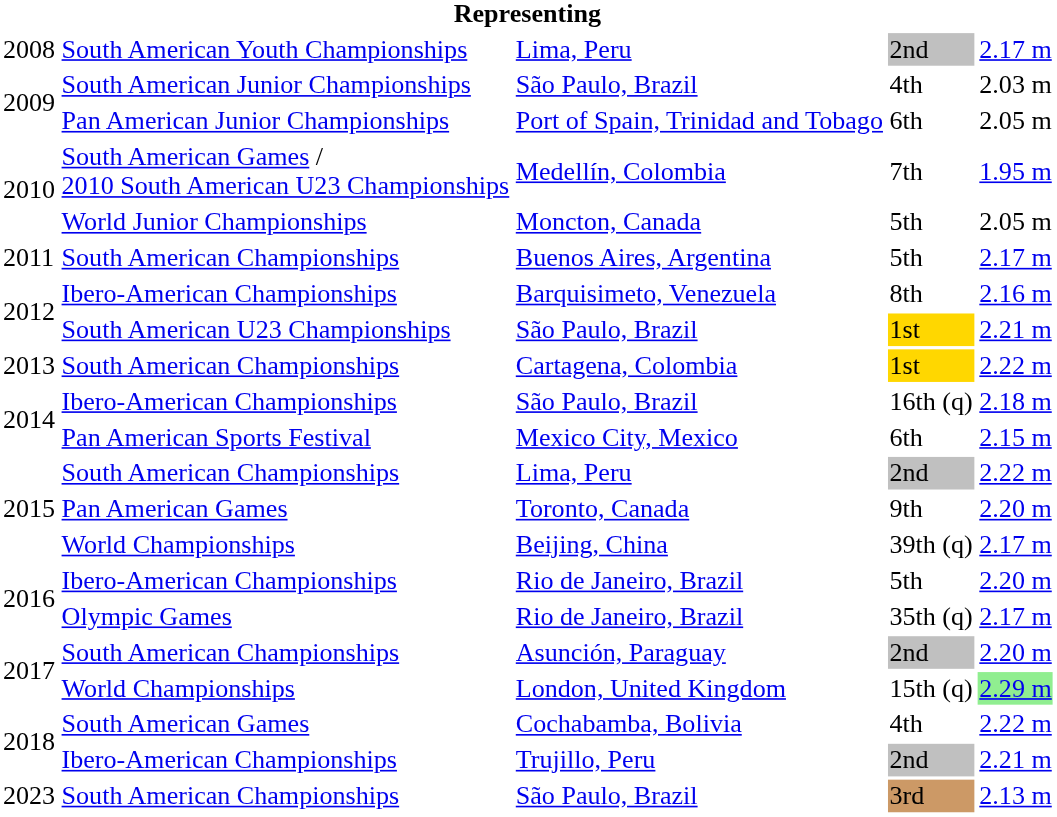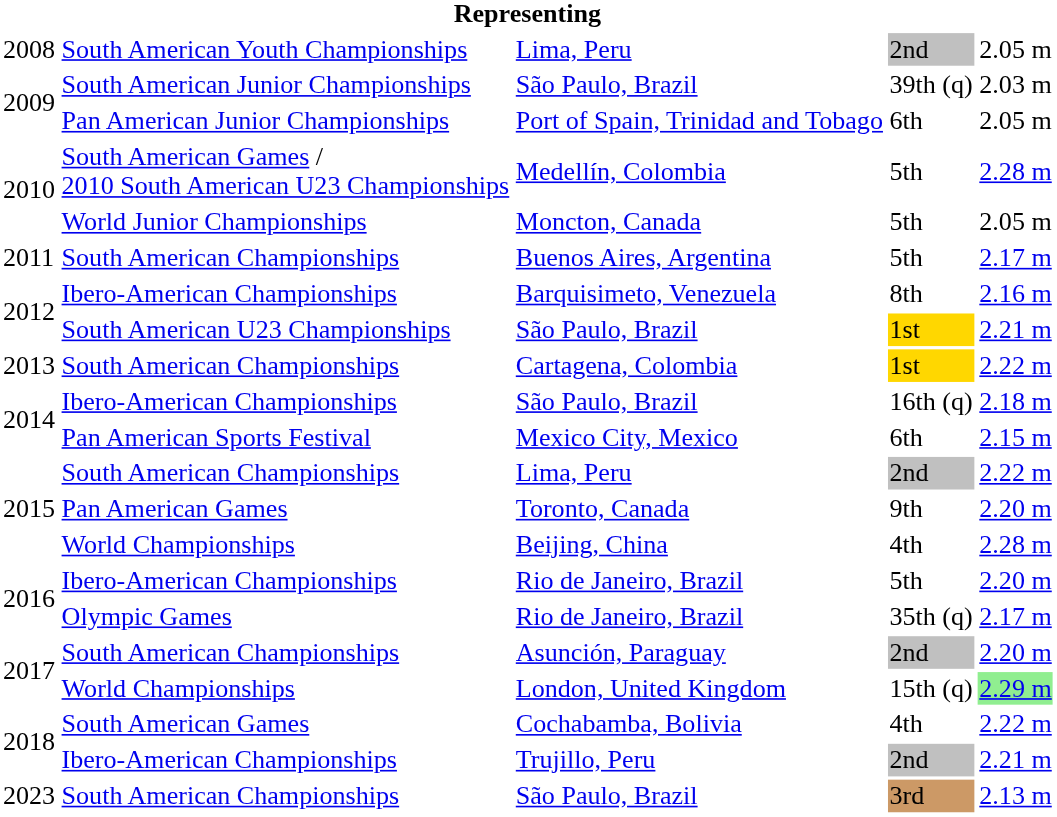(1016, 49) 2.17 m -> (1016, 49) 2.05 m
(906, 84) 4th -> (931, 84) 39th (q)
(906, 171) 7th -> (906, 171) 5th
(1016, 171) 1.95 m -> (1016, 171) 2.28 m
(931, 544) 39th (q) -> (906, 544) 4th
(1016, 544) 2.17 m -> (1016, 544) 2.28 m
